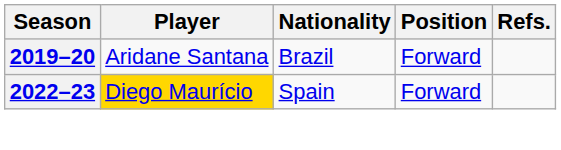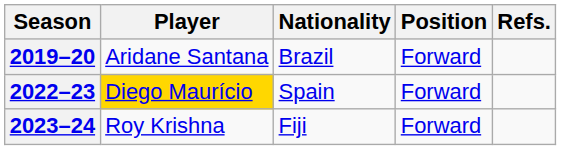+ row: (52, 126)
